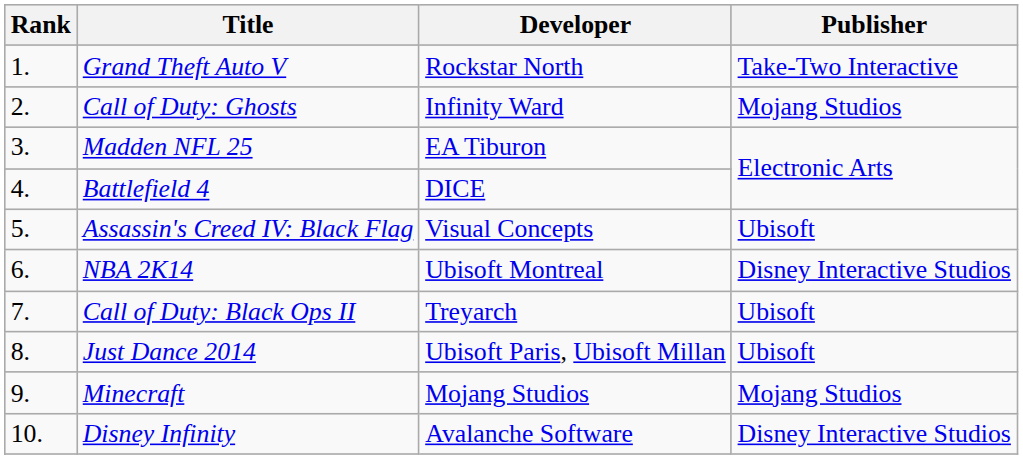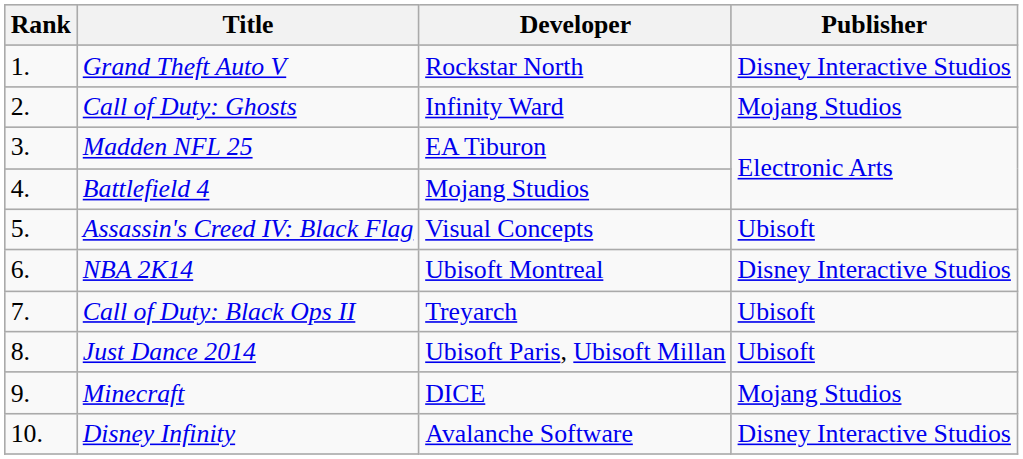(848, 65) Take-Two Interactive -> (874, 65) Disney Interactive Studios
(455, 188) DICE -> (507, 188) Mojang Studios
(507, 392) Mojang Studios -> (455, 392) DICE
